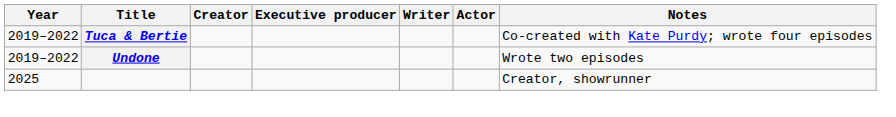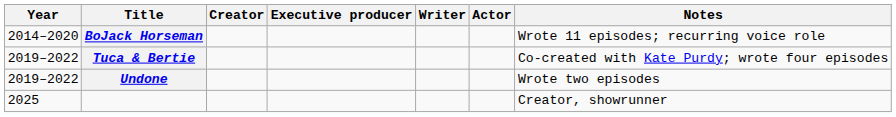+ row: (144, 37)
